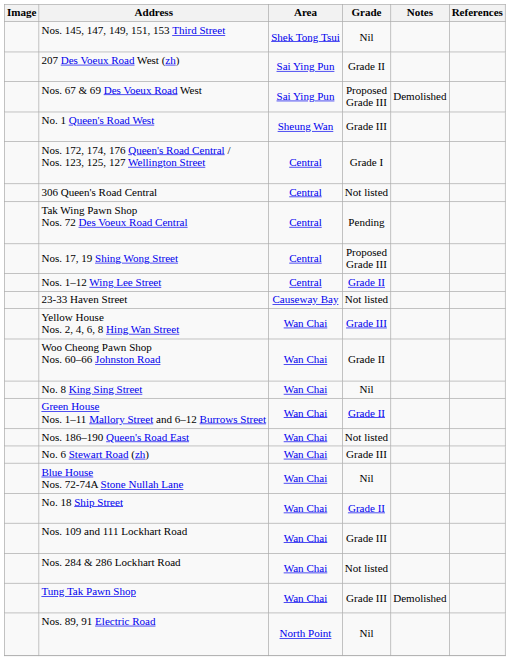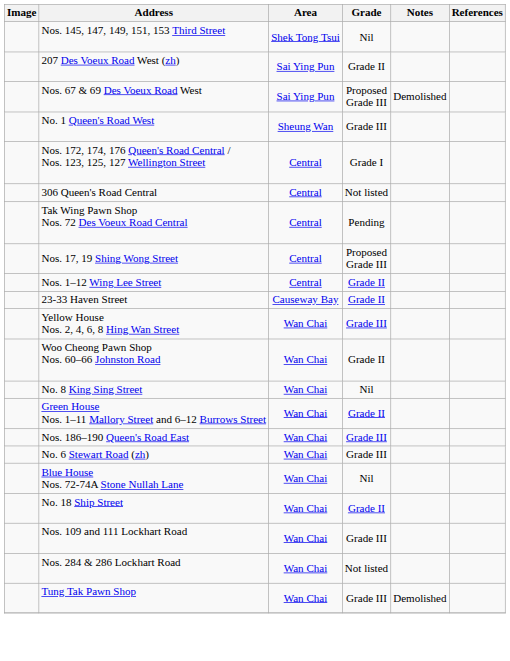(366, 300) Not listed -> (366, 300) Grade II
(366, 437) Not listed -> (366, 437) Grade III
- row: (98, 622)
